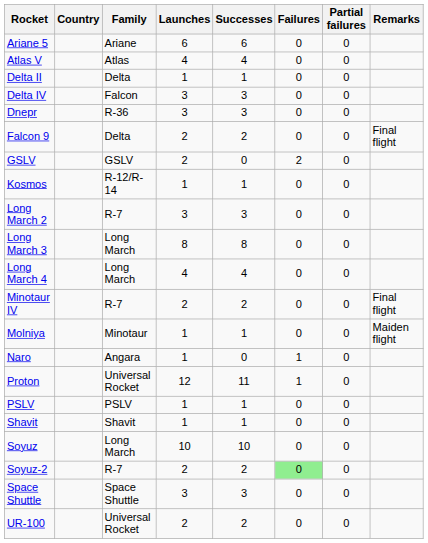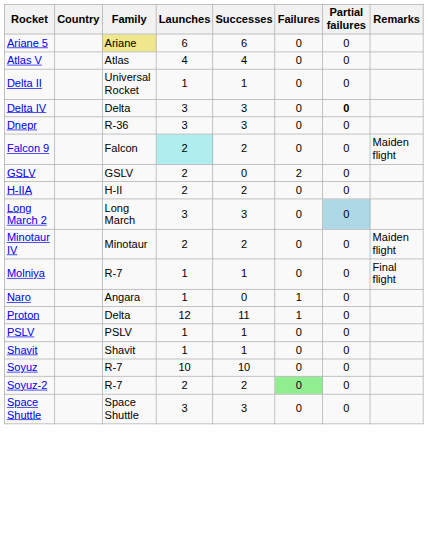(121, 43) no background -> (121, 43) khaki background
(117, 78) Delta -> (128, 84) Universal Rocket
(121, 95) Falcon -> (117, 108) Delta
(346, 95) normal -> (346, 108) bold
(117, 136) Delta -> (121, 149) Falcon
(185, 136) no background -> (185, 149) paleturquoise background
(385, 136) Final flight -> (391, 149) Maiden flight
+ row: (19, 190)
- row: (27, 184)
(113, 214) R-7 -> (120, 214) Long March
(346, 214) no background -> (346, 214) lightblue background
- row: (27, 244)
- row: (27, 274)
(113, 304) R-7 -> (126, 244) Minotaur
(385, 304) Final flight -> (391, 244) Maiden flight
(126, 334) Minotaur -> (113, 274) R-7
(391, 334) Maiden flight -> (385, 274) Final flight
(128, 381) Universal Rocket -> (117, 315) Delta
(120, 446) Long March -> (113, 367) R-7
- row: (26, 523)
